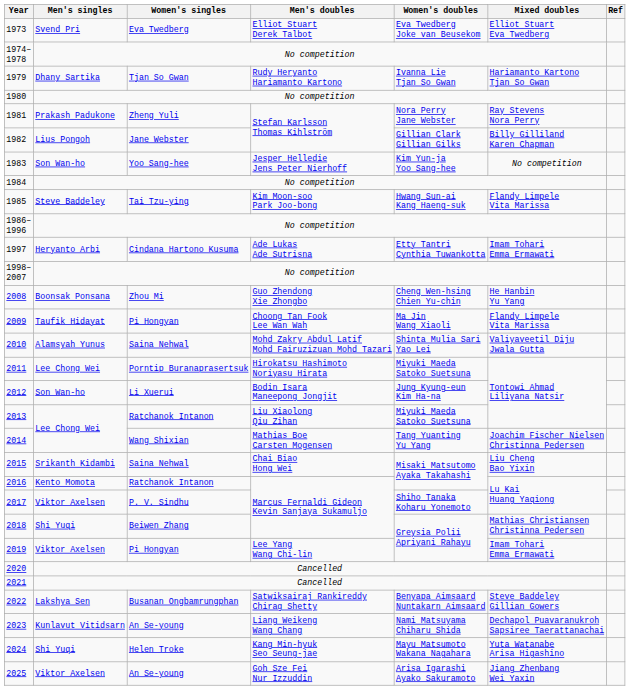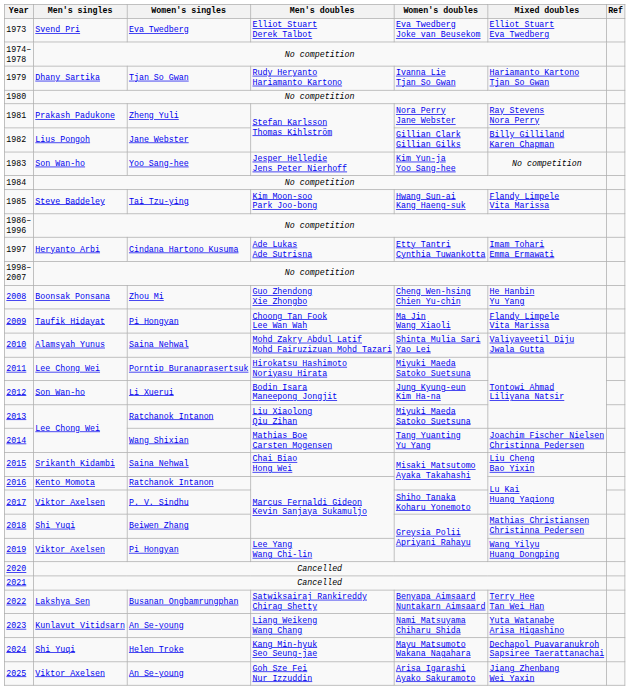(522, 550) Imam Tohari Emma Ermawati -> (524, 550) Wang Yilyu Huang Dongping
(524, 602) Steve Baddeley Gillian Gowers -> (517, 602) Terry Hee Tan Wei Han
(547, 625) Dechapol Puavaranukroh Sapsiree Taerattanachai -> (527, 625) Yuta Watanabe Arisa Higashino
(527, 649) Yuta Watanabe Arisa Higashino -> (547, 649) Dechapol Puavaranukroh Sapsiree Taerattanachai
